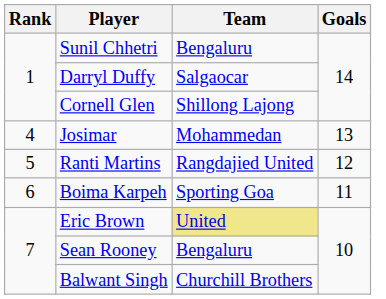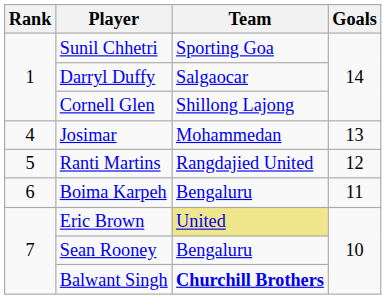(214, 47) Bengaluru -> (225, 47) Sporting Goa
(225, 192) Sporting Goa -> (214, 192) Bengaluru
(244, 279) normal -> (250, 279) bold
